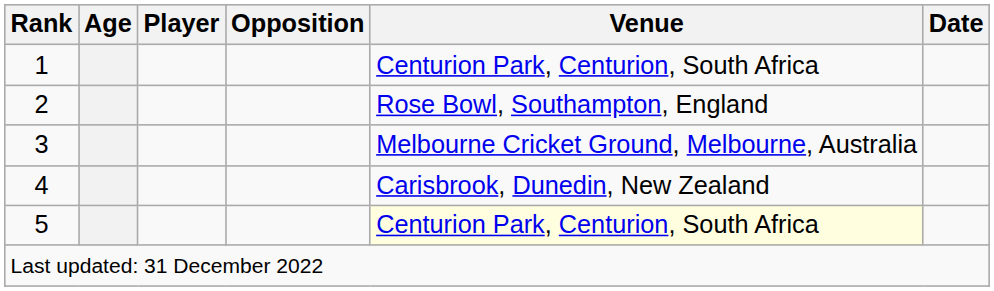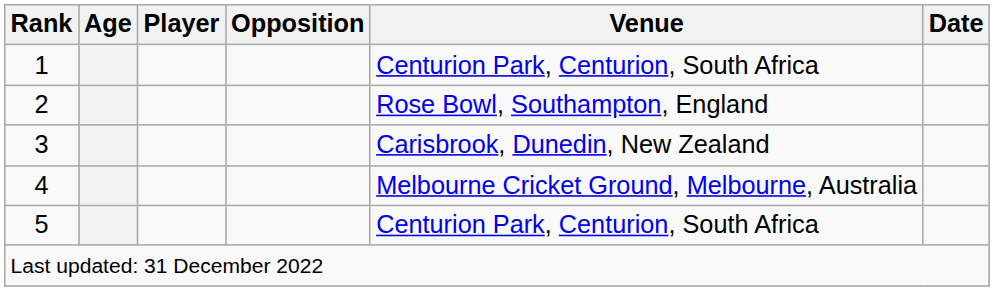(647, 144) Melbourne Cricket Ground, Melbourne, Australia -> (573, 144) Carisbrook, Dunedin, New Zealand
(573, 184) Carisbrook, Dunedin, New Zealand -> (647, 184) Melbourne Cricket Ground, Melbourne, Australia
(597, 225) lightyellow background -> (597, 225) no background
